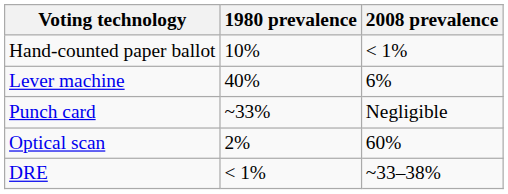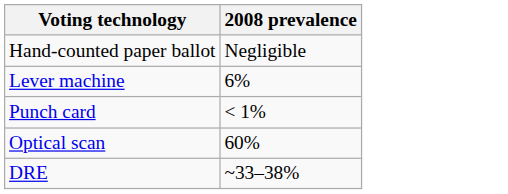- column: (291, 19)
(387, 50) < 1% -> (265, 50) Negligible
(407, 111) Negligible -> (245, 111) < 1%
